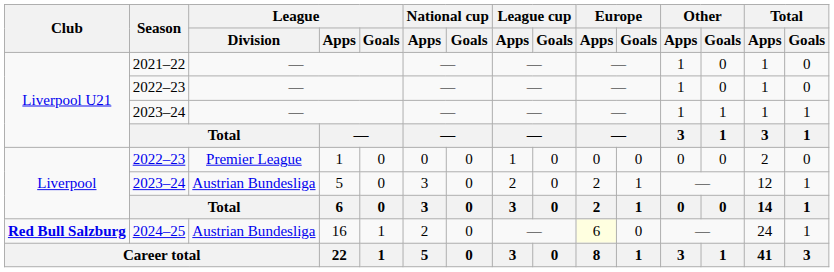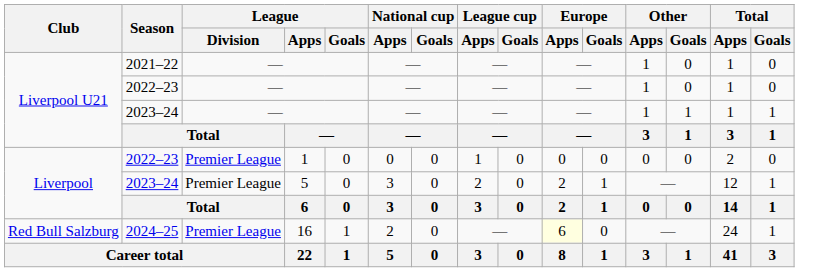(254, 183) Austrian Bundesliga -> (233, 183) Premier League
(67, 231) bold -> (63, 231) normal
(254, 231) Austrian Bundesliga -> (233, 231) Premier League
